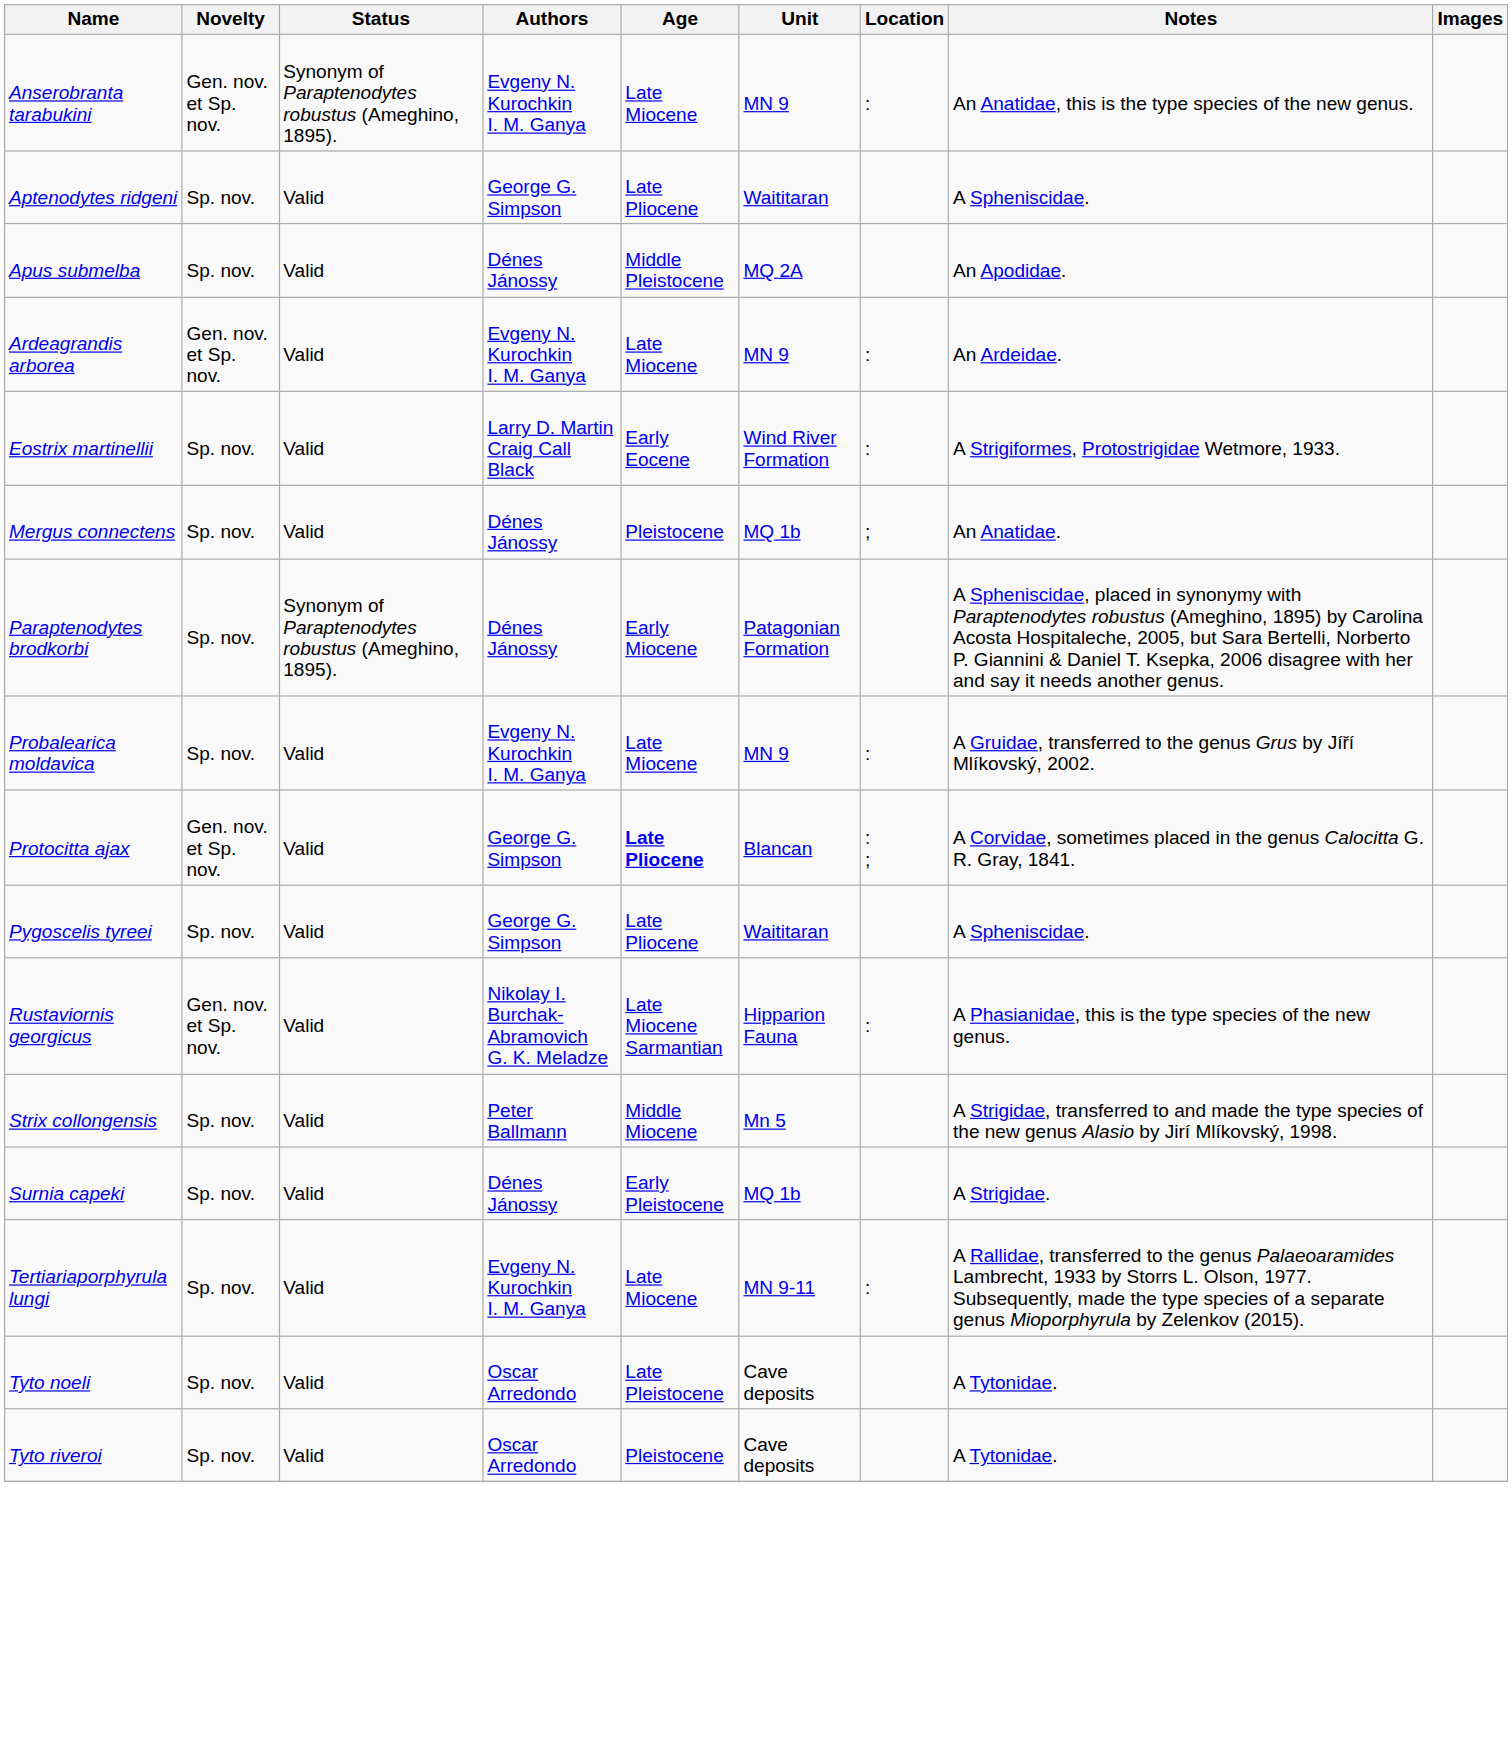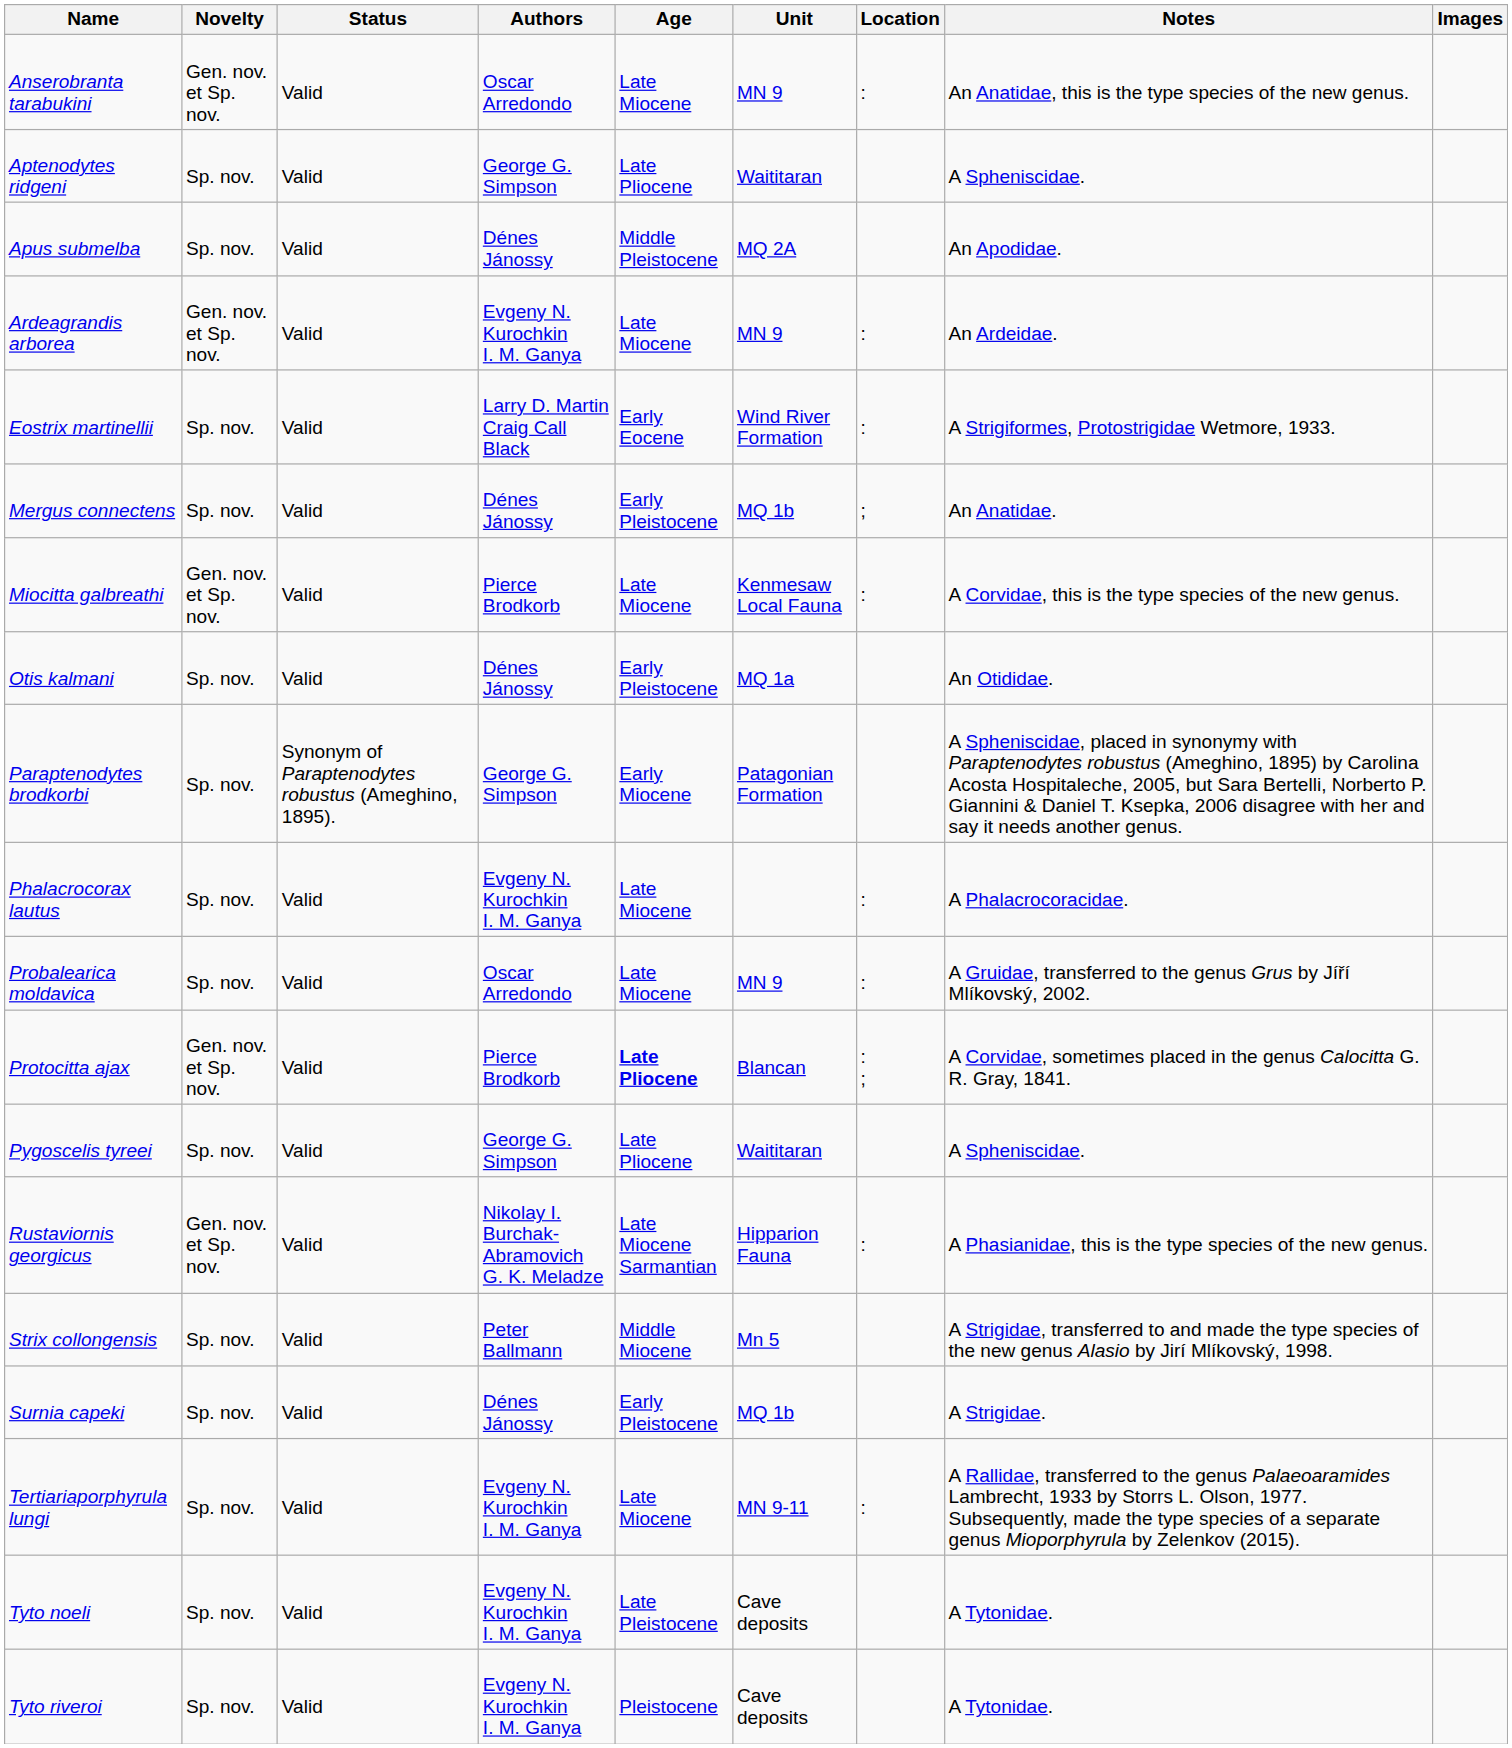(371, 103) Synonym of Paraptenodytes robustus (Ameghino, 1895). -> (302, 92) Valid
(537, 103) Evgeny N. Kurochkin I. M. Ganya -> (527, 92) Oscar Arredondo
(675, 532) Pleistocene -> (669, 511) Early Pleistocene
+ row: (86, 595)
+ row: (61, 678)
(522, 637) Dénes Jánossy -> (527, 784) George G. Simpson
+ row: (70, 899)
(537, 753) Evgeny N. Kurochkin I. M. Ganya -> (527, 983) Oscar Arredondo
(532, 848) George G. Simpson -> (521, 1067) Pierce Brodkorb
(532, 1382) Oscar Arredondo -> (532, 1612) Evgeny N. Kurochkin I. M. Ganya
(532, 1455) Oscar Arredondo -> (532, 1707) Evgeny N. Kurochkin I. M. Ganya
